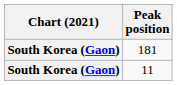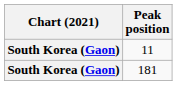rows swapped: (147, 70) <-> (147, 49)
